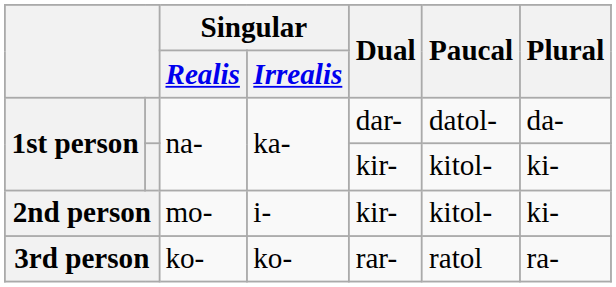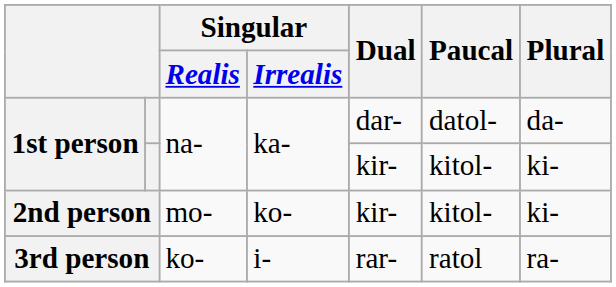(262, 212) i- -> (273, 212) ko-
(273, 258) ko- -> (262, 258) i-
